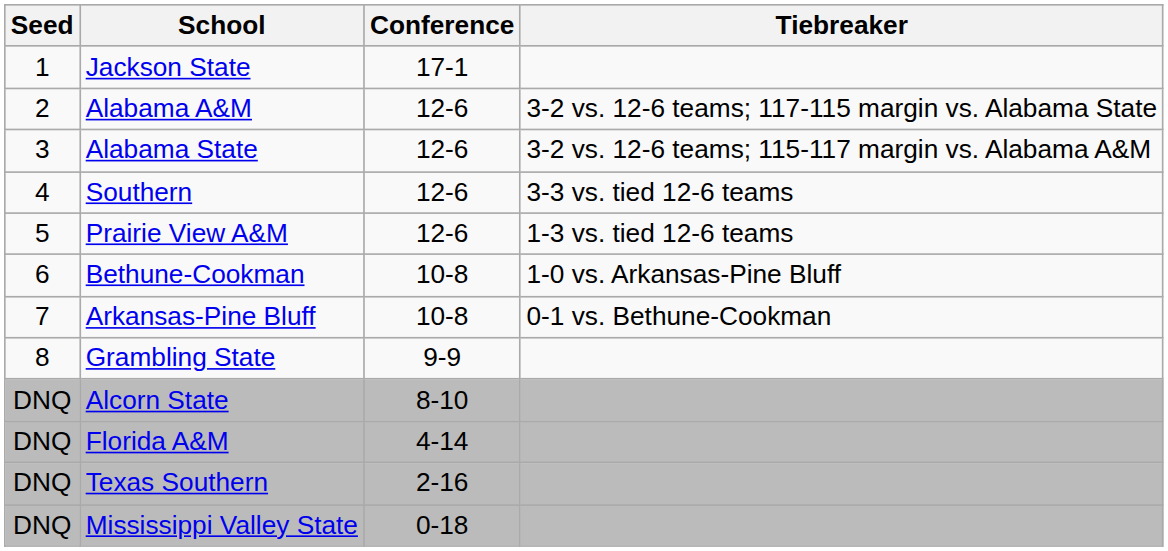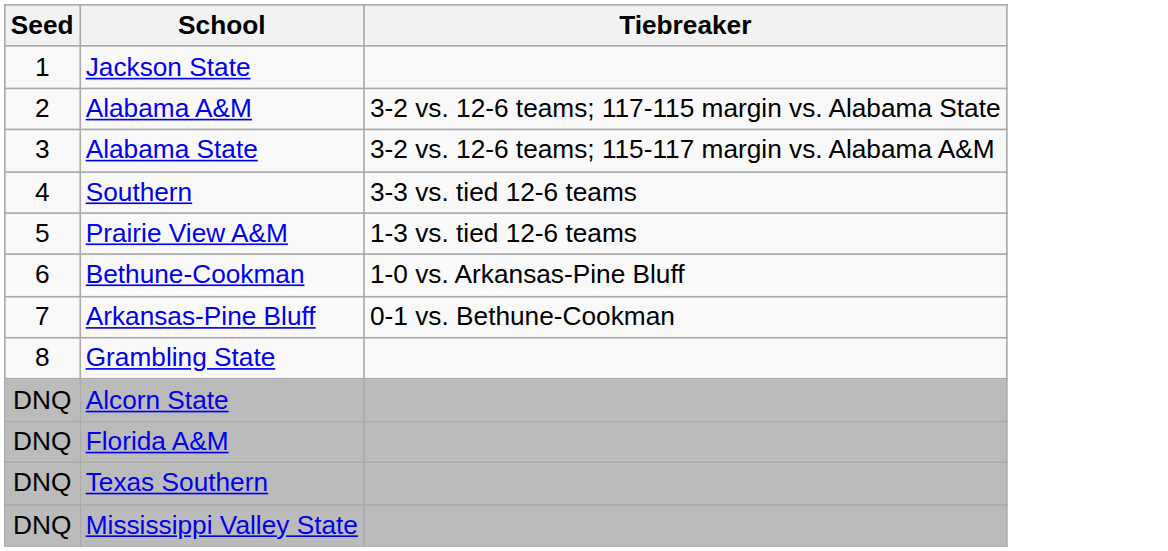- column: (442, 25)
